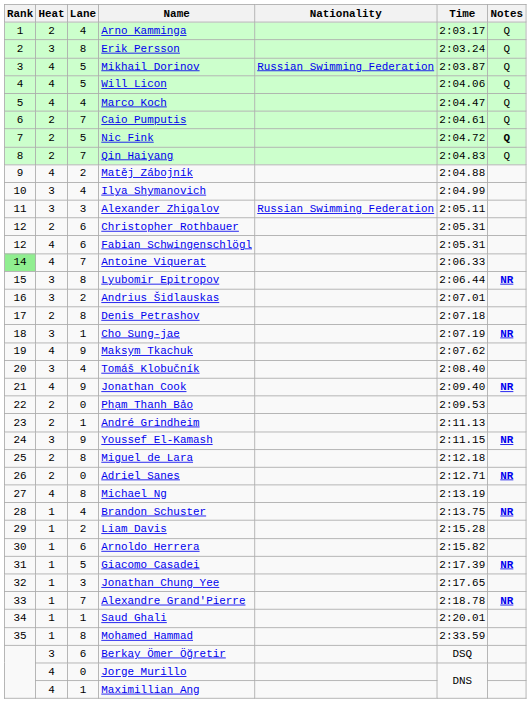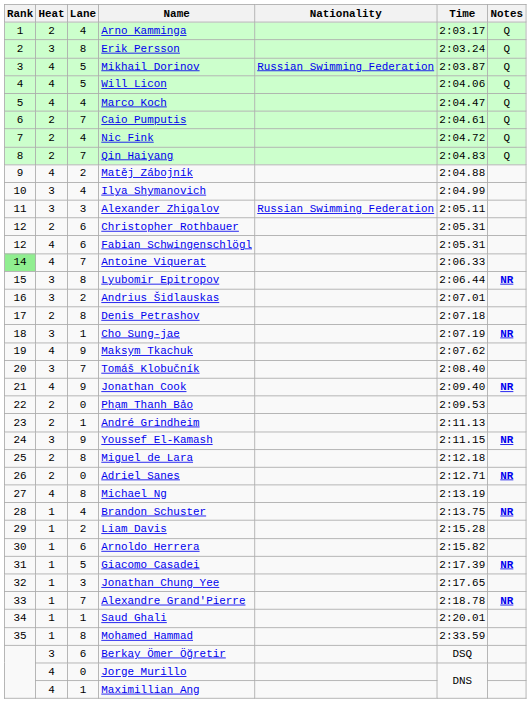(83, 138) 5 -> (83, 138) 4
(507, 138) bold -> (507, 138) normal
(83, 369) 4 -> (83, 369) 7
